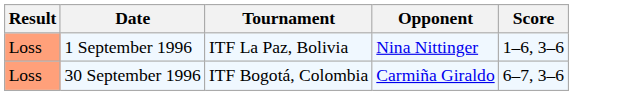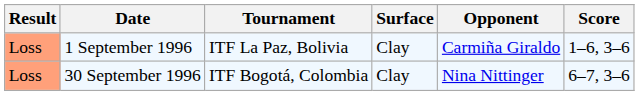+ column: (405, 18)
(427, 46) Nina Nittinger -> (501, 46) Carmiña Giraldo
(435, 75) Carmiña Giraldo -> (493, 75) Nina Nittinger
